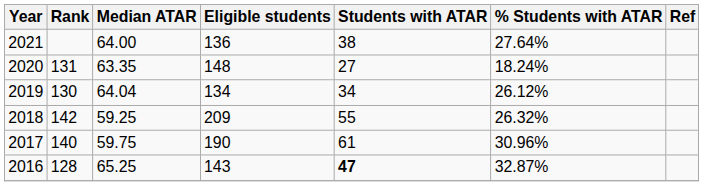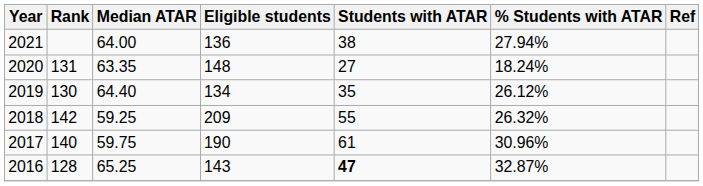(522, 42) 27.64% -> (522, 42) 27.94%
(117, 92) 64.04 -> (117, 92) 64.40
(347, 92) 34 -> (347, 92) 35
